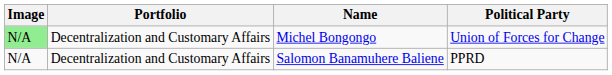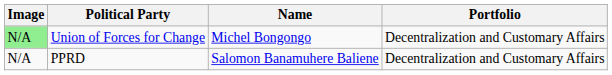columns swapped: (160, 15) <-> (527, 15)
